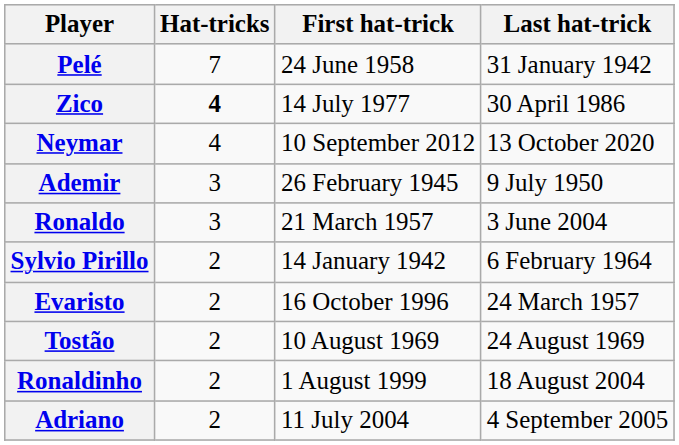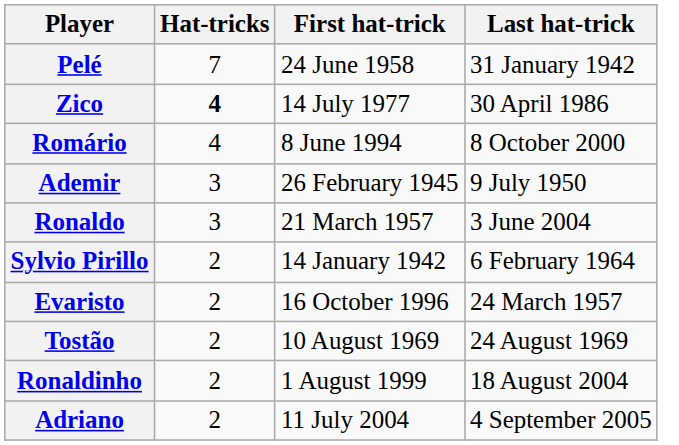+ row: (80, 143)
- row: (80, 143)
